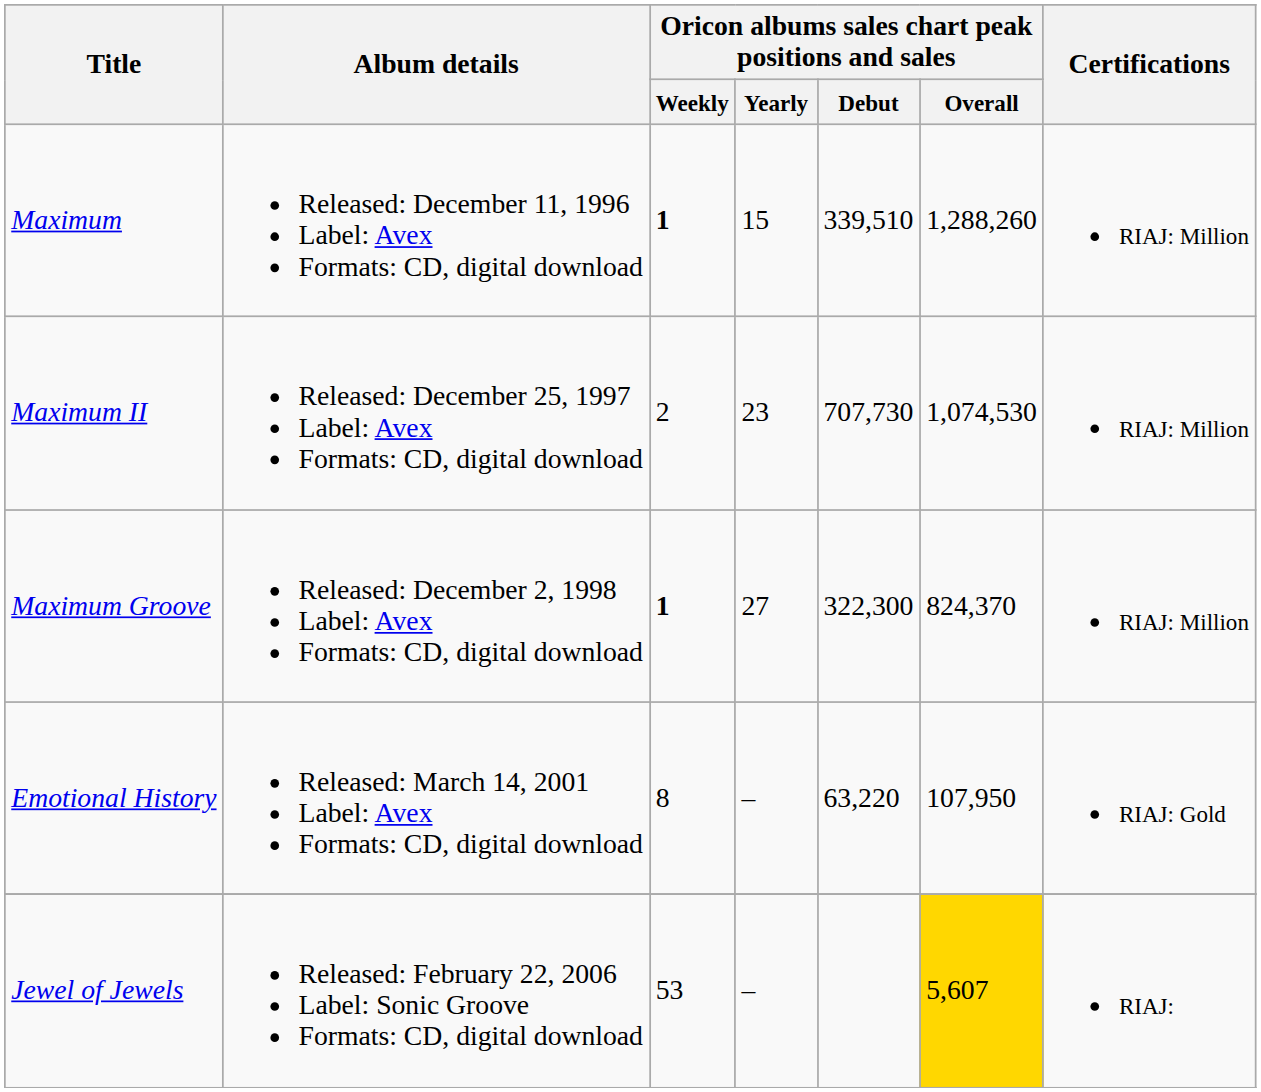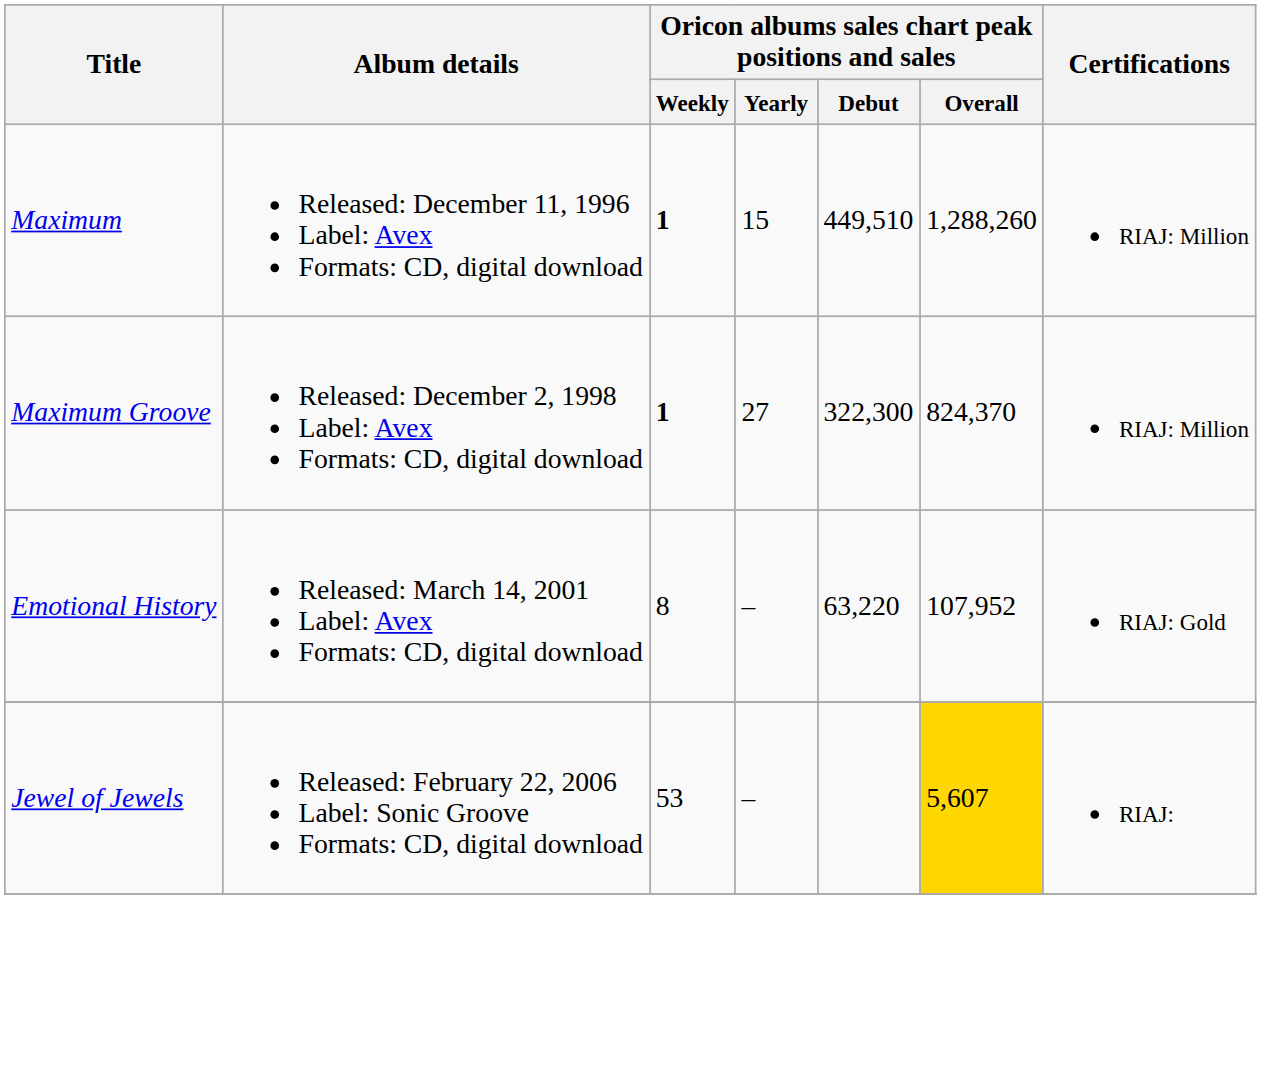(868, 219) 339,510 -> (868, 219) 449,510
- row: (79, 412)
(971, 797) 107,950 -> (971, 605) 107,952
